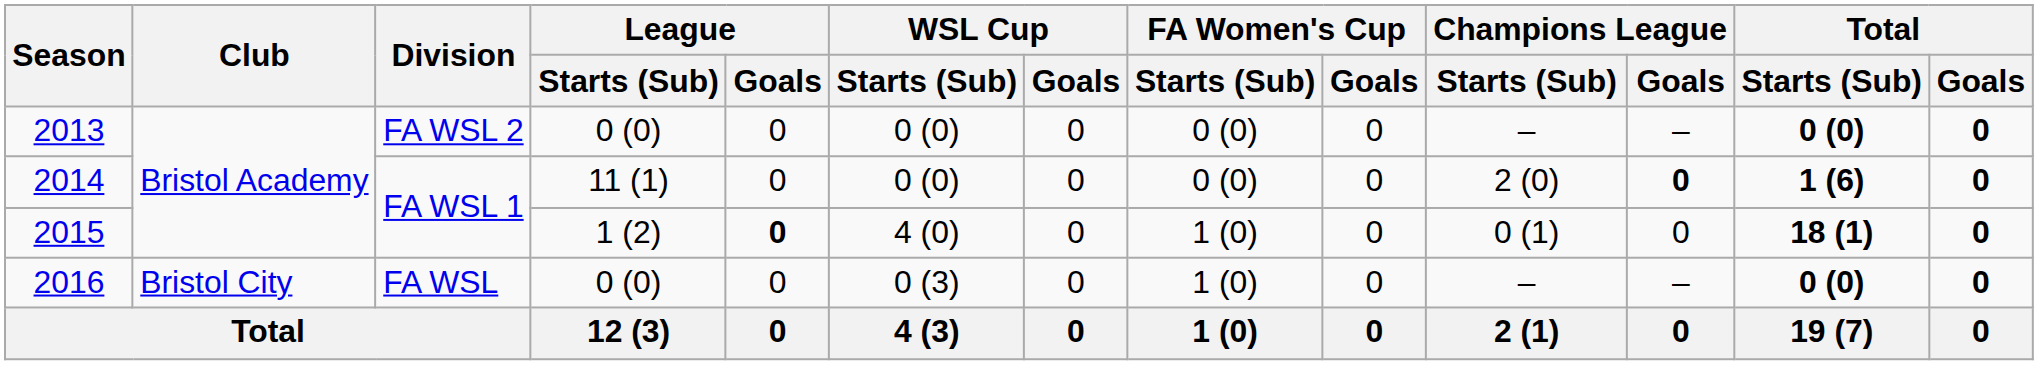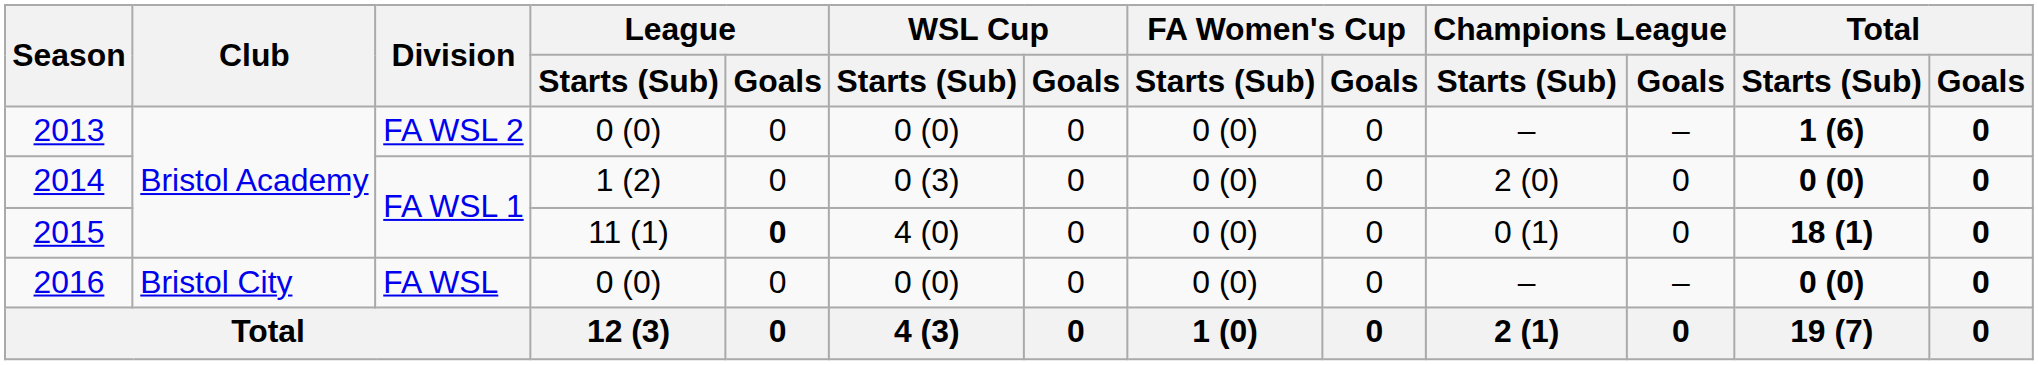(1832, 130) 0 (0) -> (1832, 130) 1 (6)
(629, 181) 11 (1) -> (629, 181) 1 (2)
(927, 181) 0 (0) -> (927, 181) 0 (3)
(1681, 181) bold -> (1681, 181) normal
(1832, 181) 1 (6) -> (1832, 181) 0 (0)
(629, 231) 1 (2) -> (629, 231) 11 (1)
(1225, 231) 1 (0) -> (1225, 231) 0 (0)
(927, 282) 0 (3) -> (927, 282) 0 (0)
(1225, 282) 1 (0) -> (1225, 282) 0 (0)
